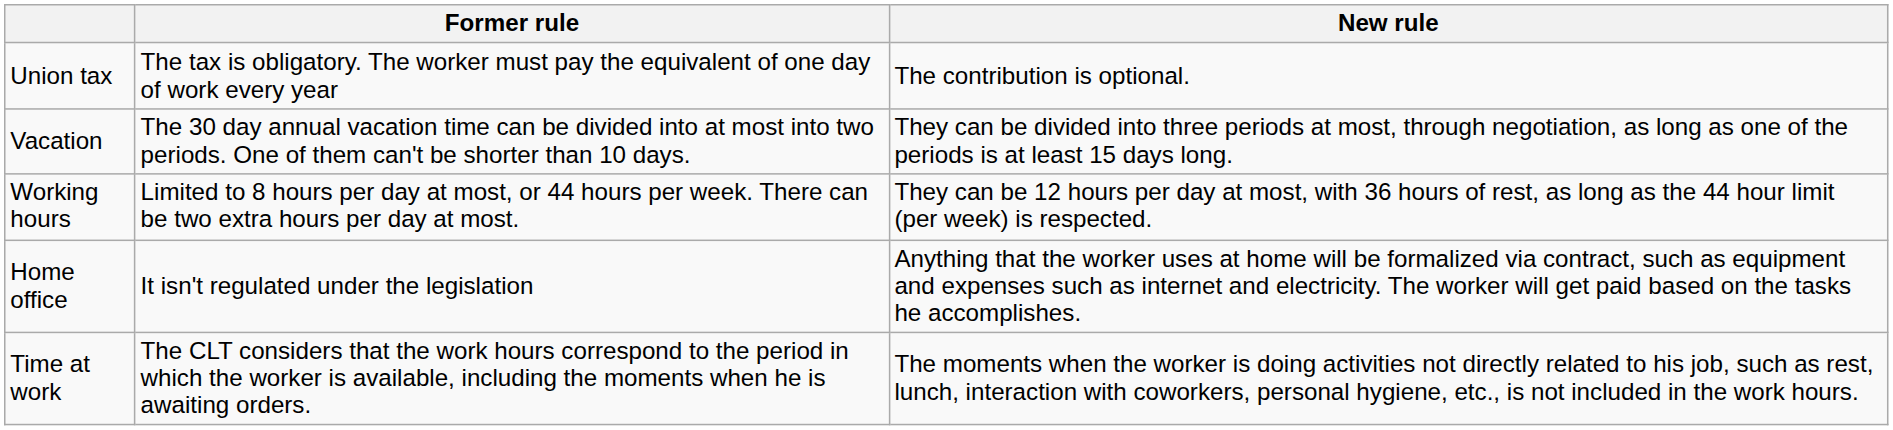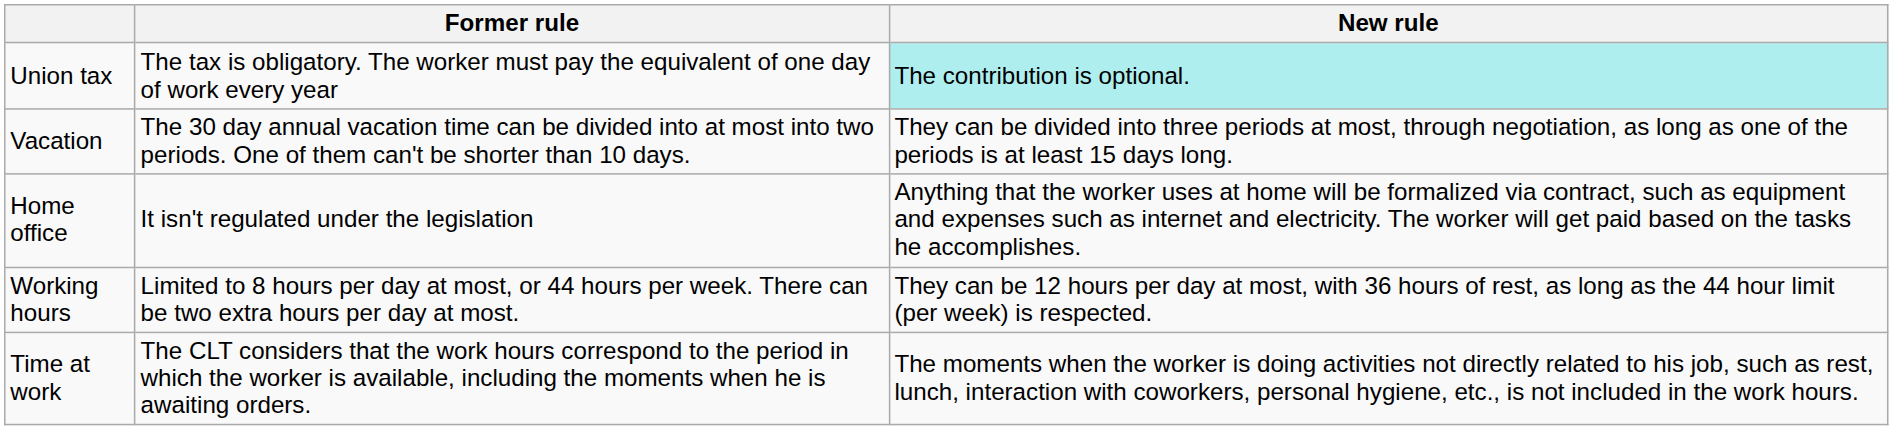(1042, 75) no background -> (1042, 75) paleturquoise background
rows swapped: (43, 285) <-> (54, 206)
